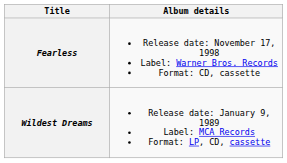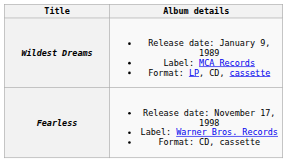rows swapped: (57, 123) <-> (57, 53)
